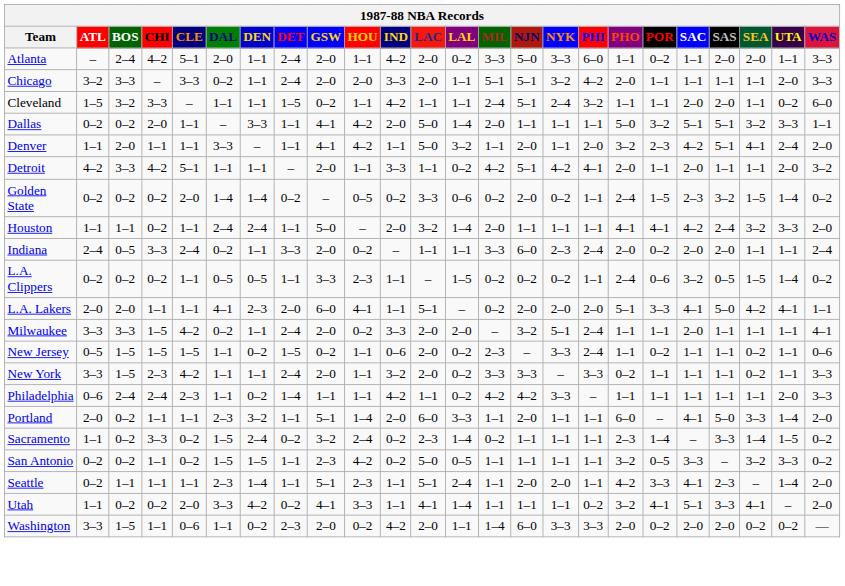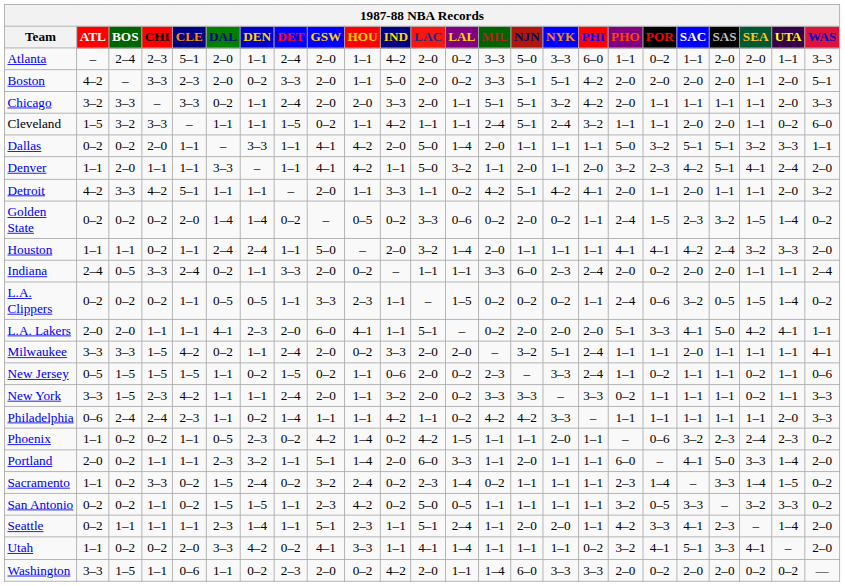(157, 59) 4–2 -> (157, 59) 2–3
+ row: (26, 81)
+ row: (29, 439)
